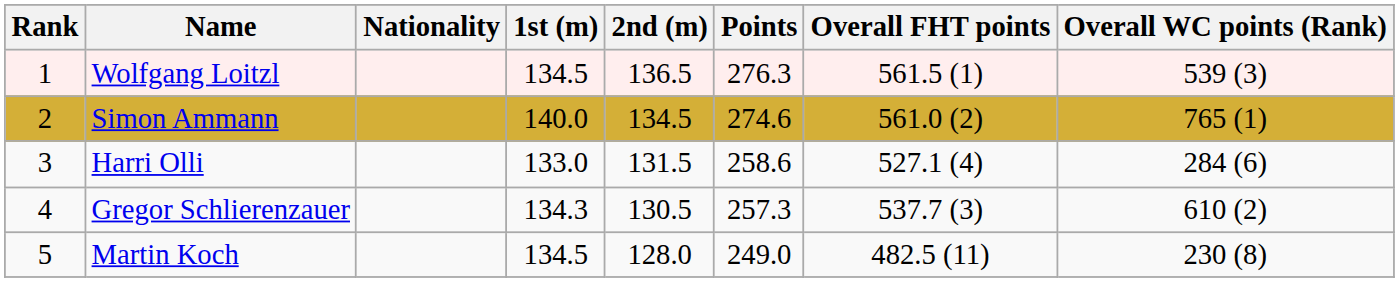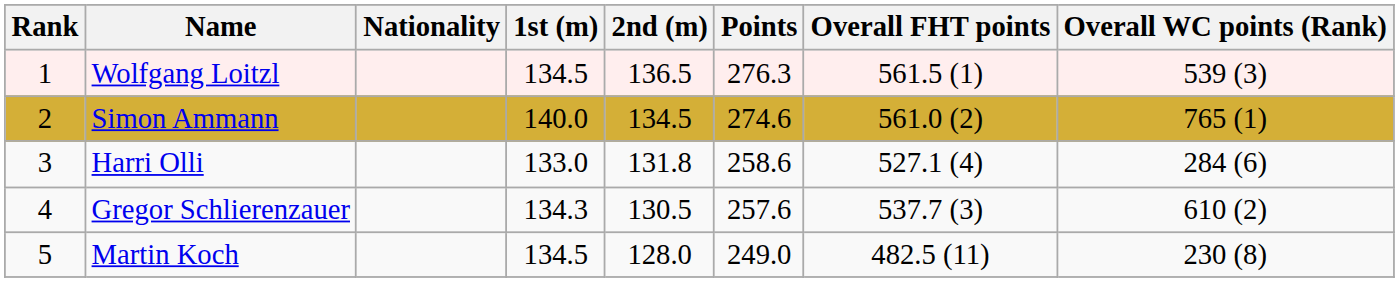(660, 163) 131.5 -> (660, 163) 131.8
(759, 208) 257.3 -> (759, 208) 257.6
